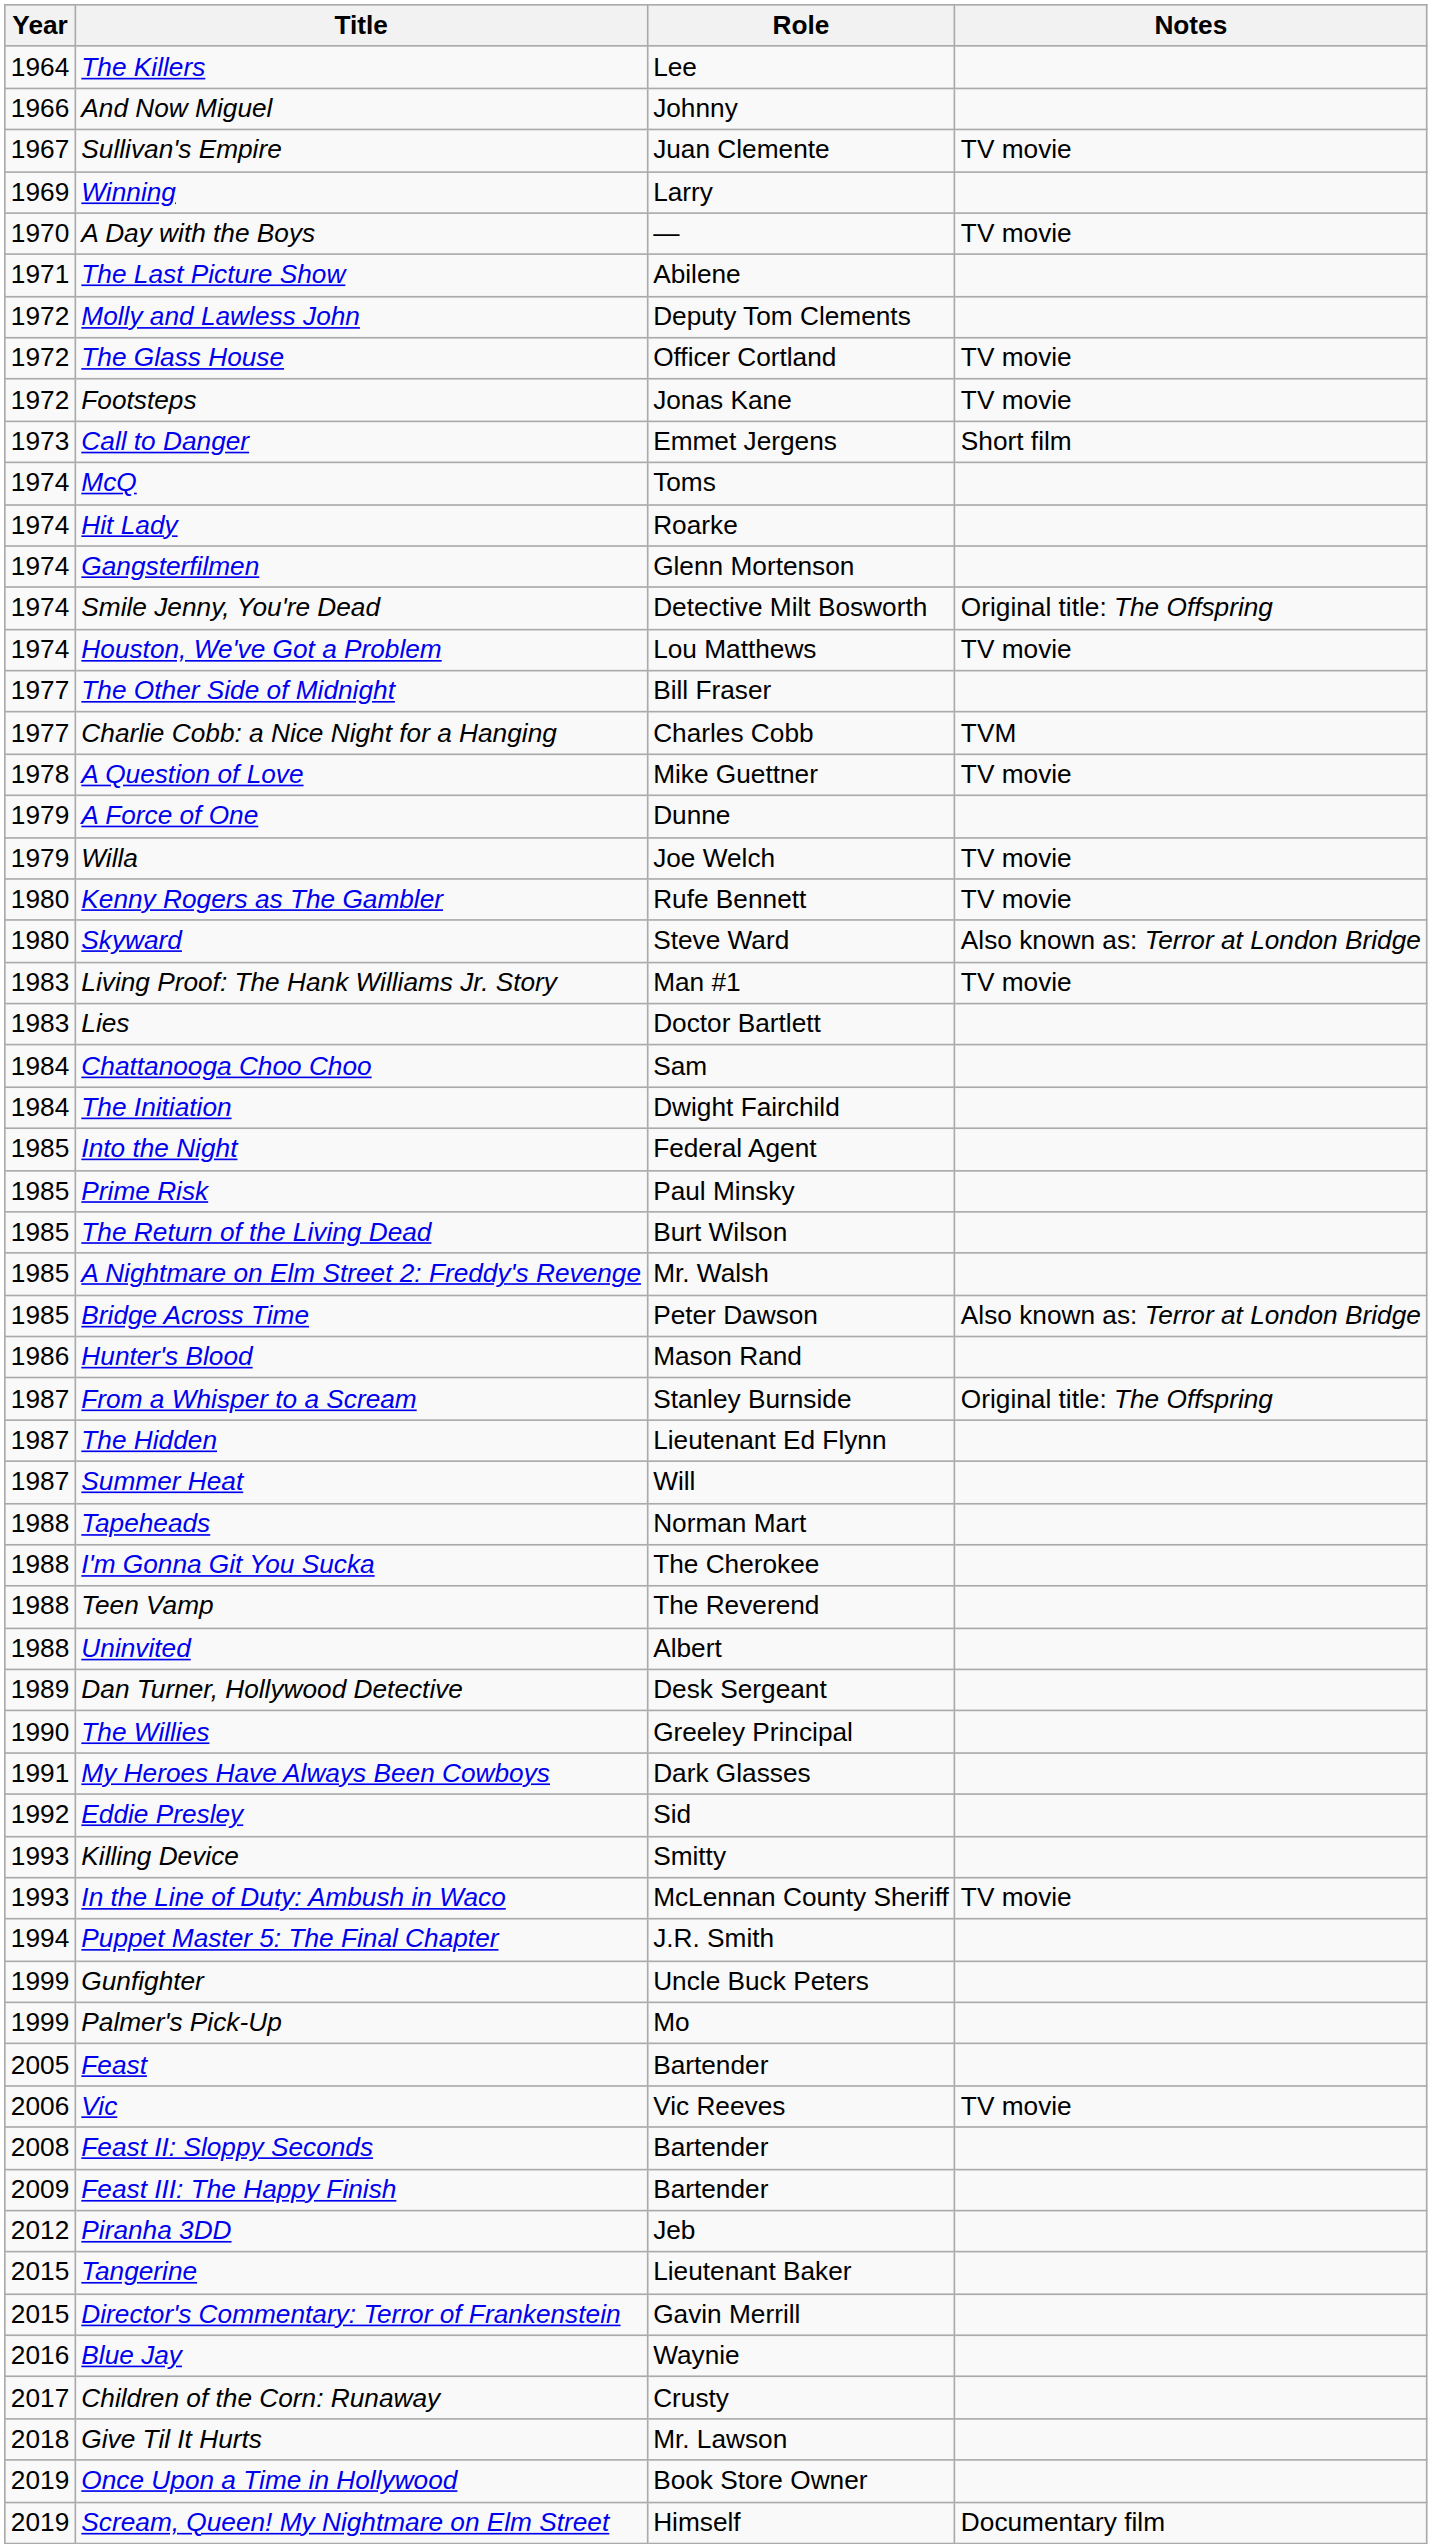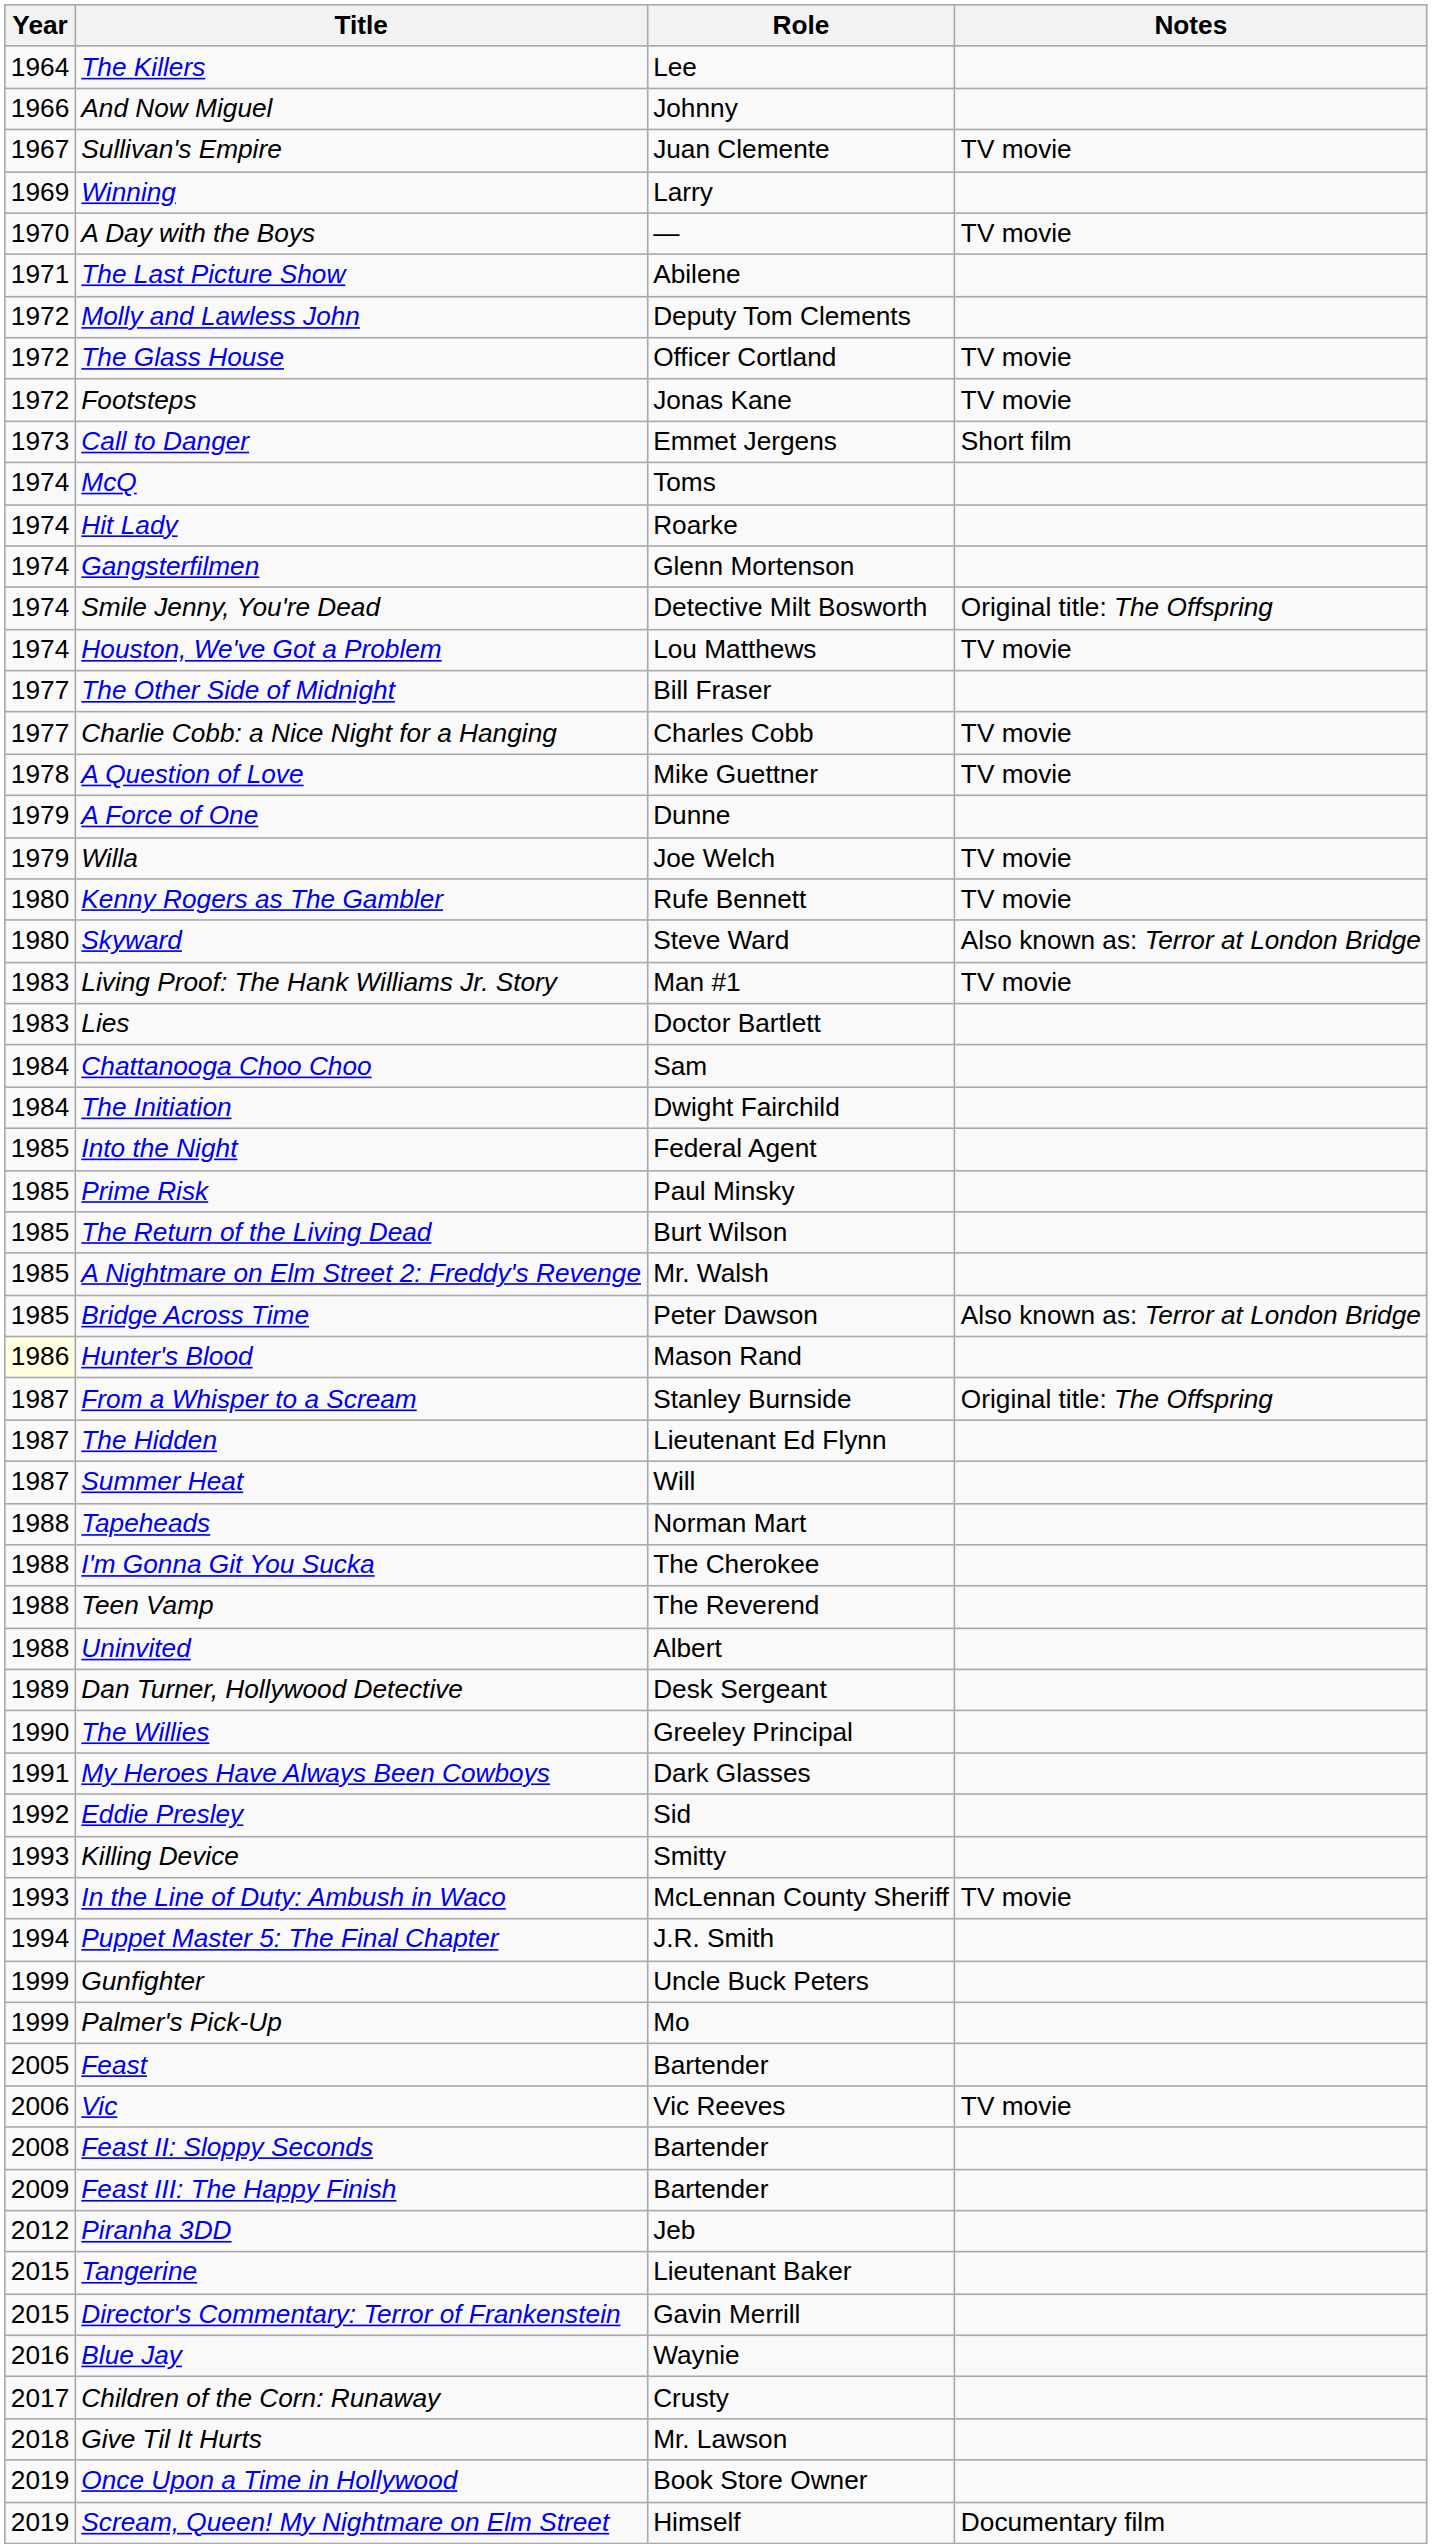(989, 732) TVM -> (1016, 732) TV movie
(40, 1356) no background -> (40, 1356) lightyellow background
